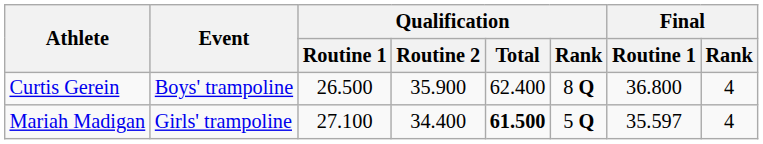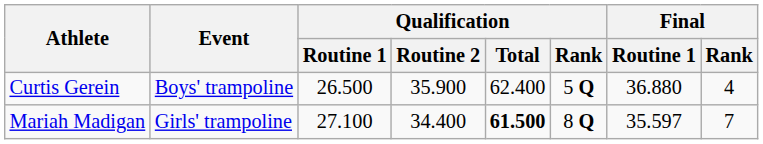(579, 88) 8 Q -> (579, 88) 5 Q
(654, 88) 36.800 -> (654, 88) 36.880
(579, 122) 5 Q -> (579, 122) 8 Q
(729, 122) 4 -> (729, 122) 7
